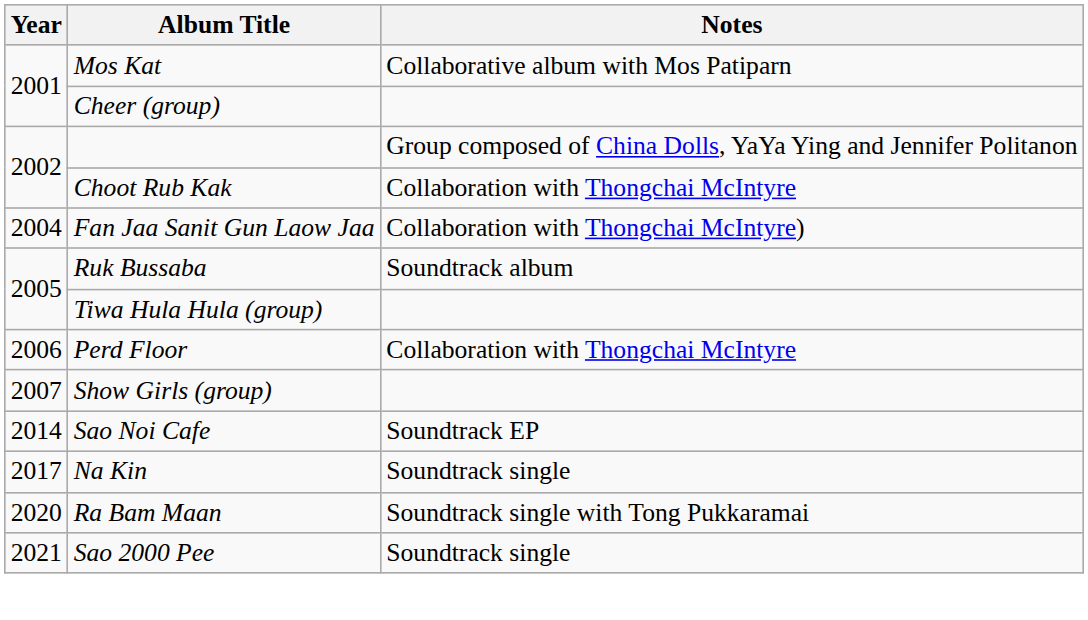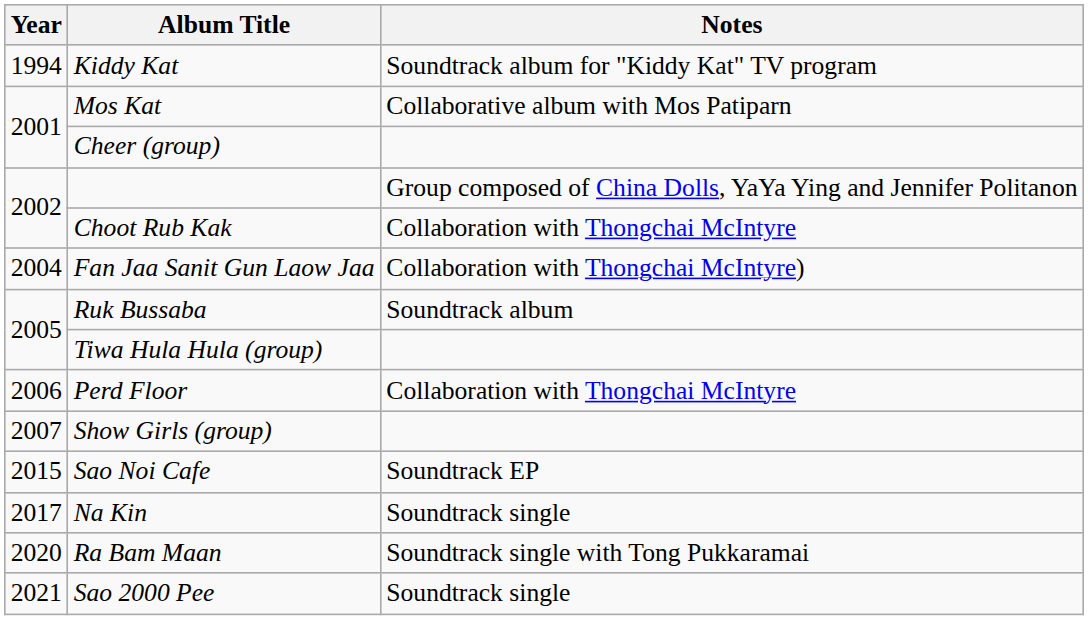+ row: (126, 65)
(36, 430) 2014 -> (36, 471) 2015
